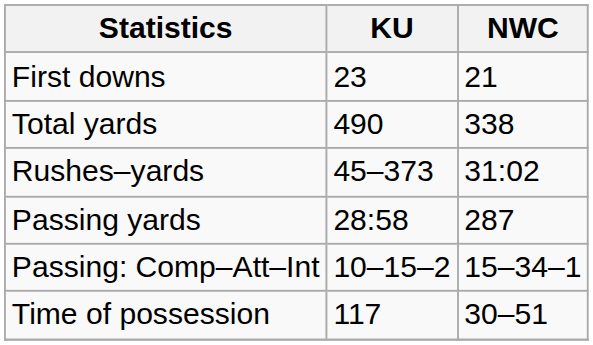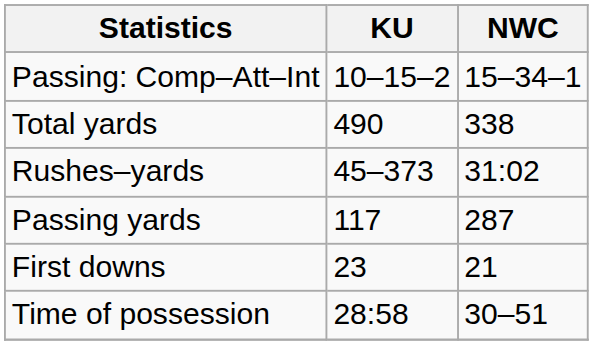rows swapped: (89, 76) <-> (166, 266)
(371, 219) 28:58 -> (357, 219) 117
(357, 314) 117 -> (371, 314) 28:58
